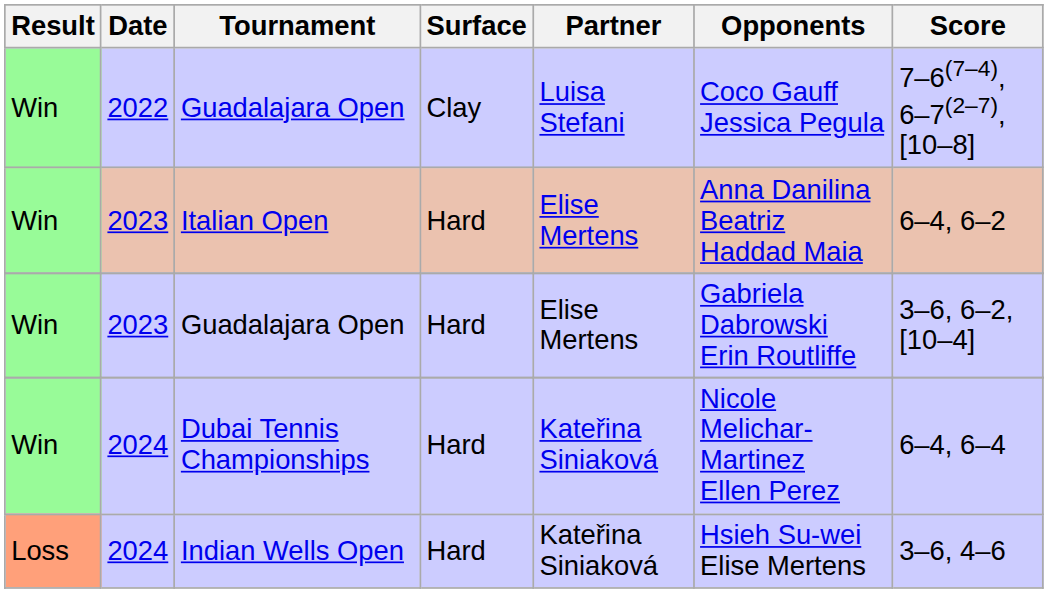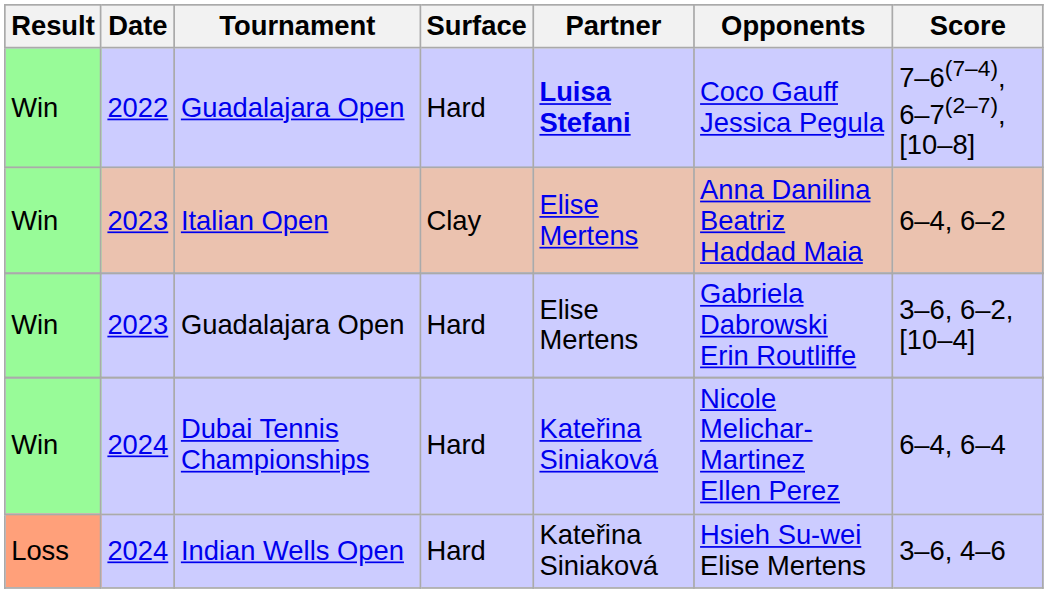(454, 107) Clay -> (456, 107) Hard
(582, 107) normal -> (585, 107) bold
(456, 220) Hard -> (454, 220) Clay
